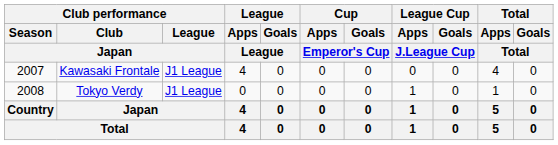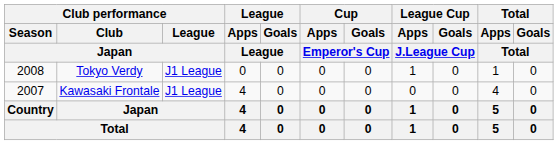rows swapped: (109, 71) <-> (109, 91)
